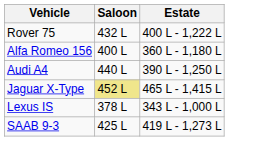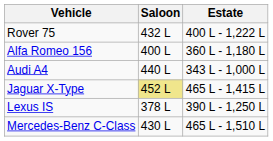(182, 70) 390 L - 1,250 L -> (225, 70) 343 L - 1,000 L
(182, 107) 343 L - 1,000 L -> (225, 107) 390 L - 1,250 L
+ row: (71, 126)
- row: (33, 126)
